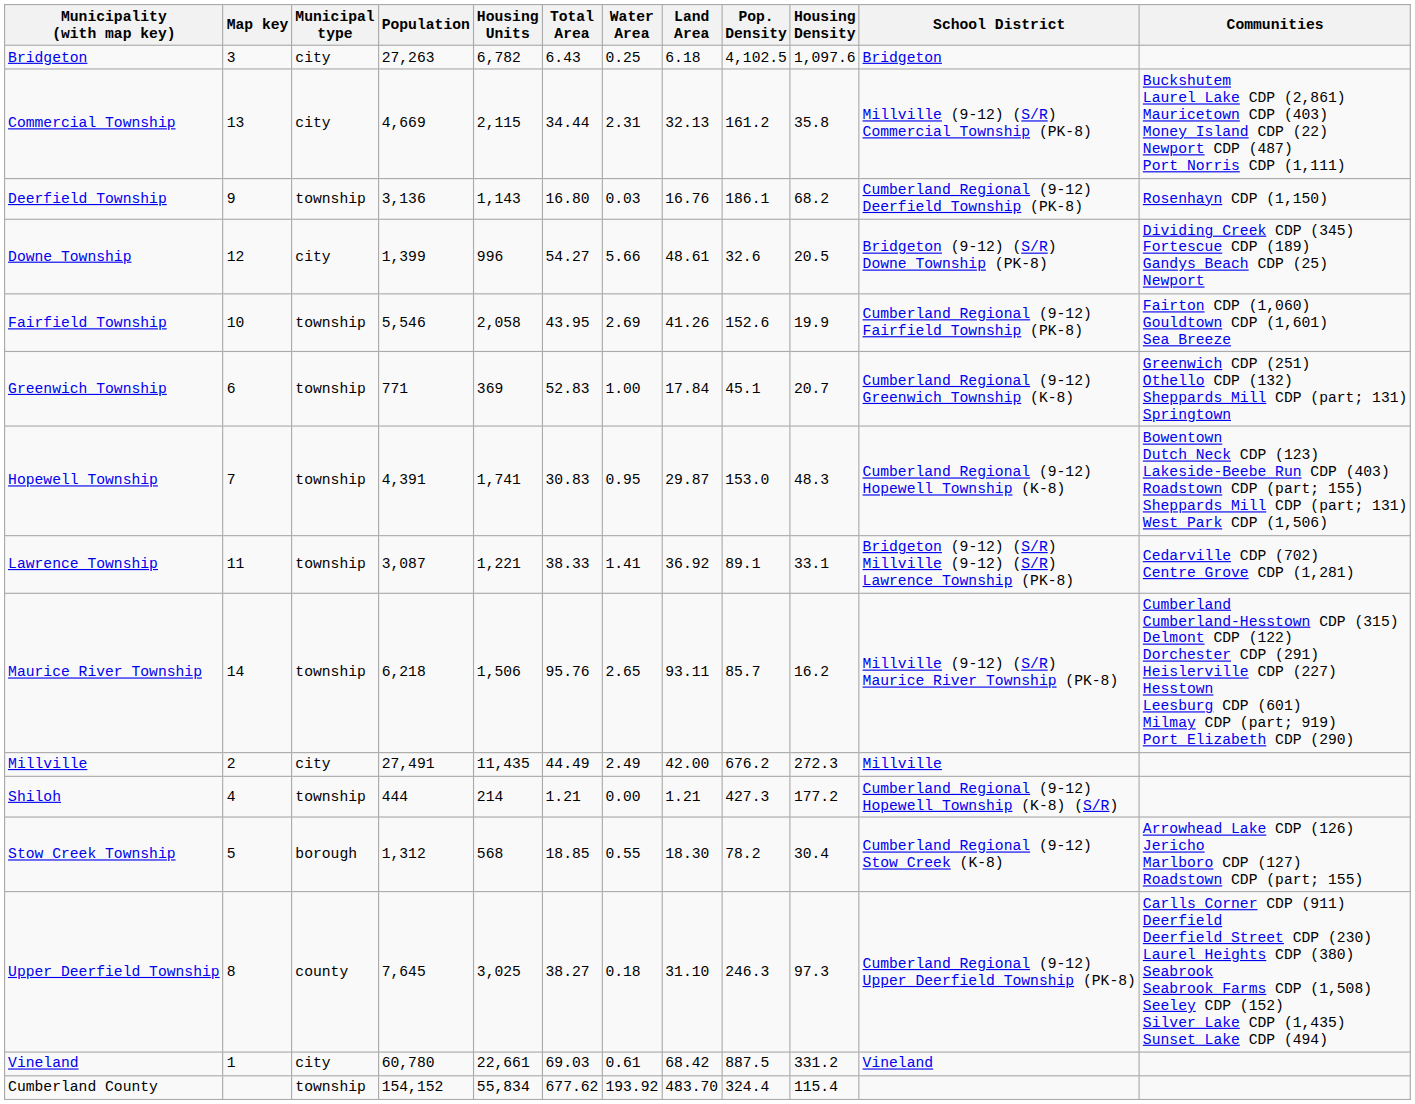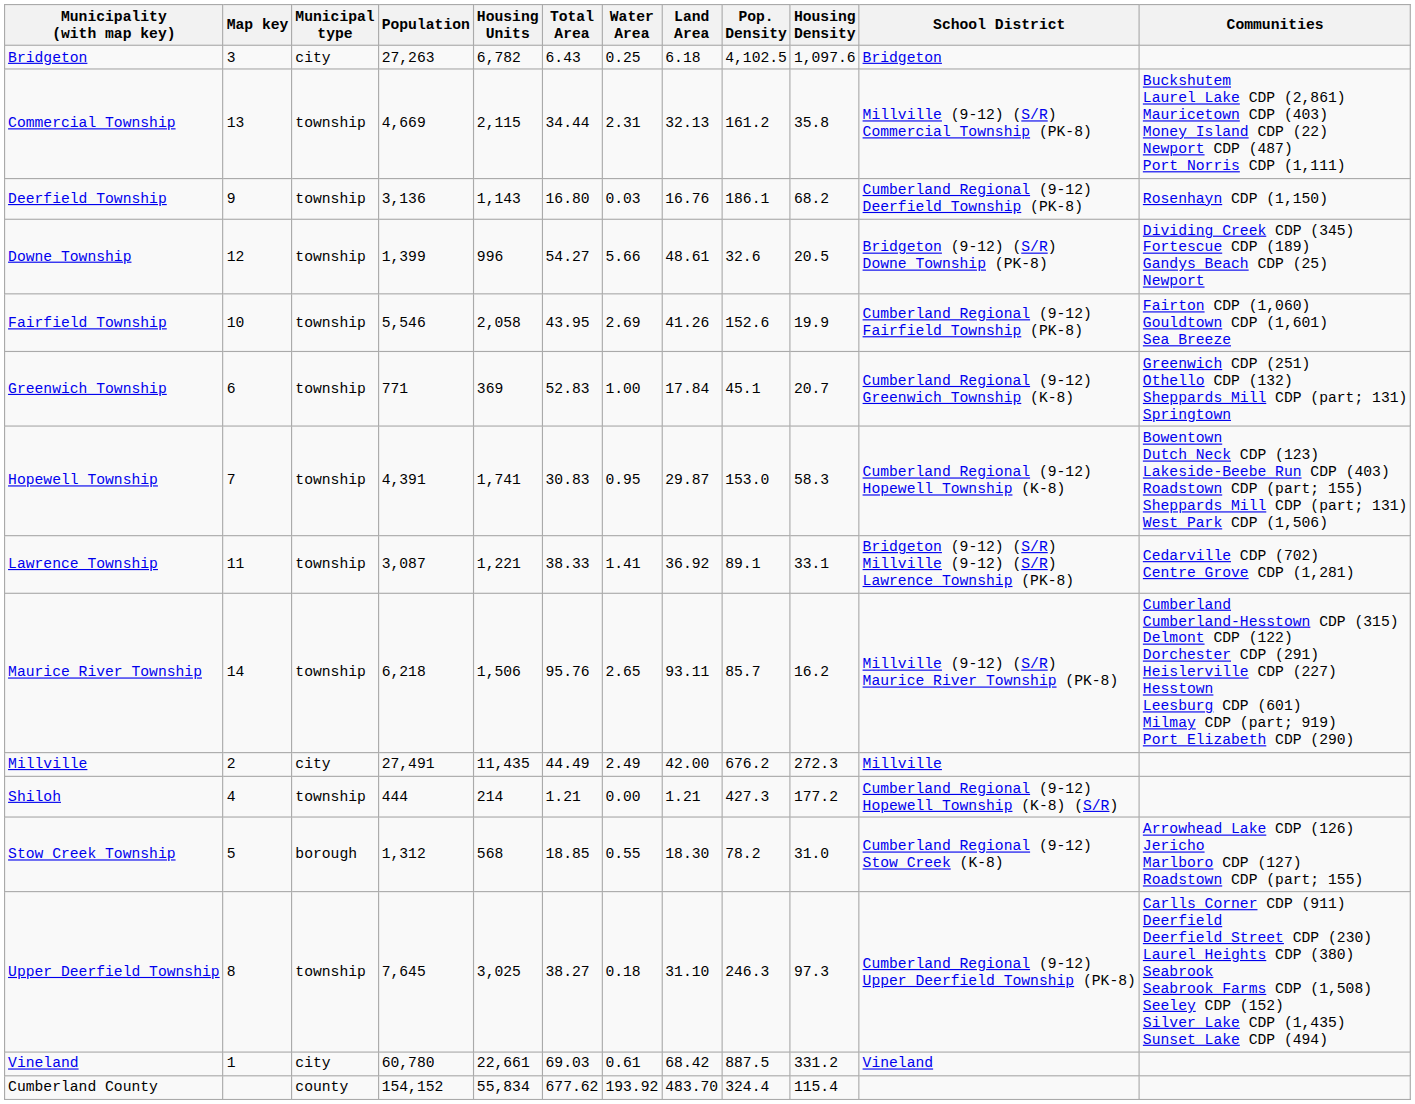(313, 124) city -> (331, 124) township
(313, 256) city -> (331, 256) township
(812, 481) 48.3 -> (812, 481) 58.3
(812, 855) 30.4 -> (812, 855) 31.0
(322, 972) county -> (331, 972) township
(331, 1088) township -> (322, 1088) county
